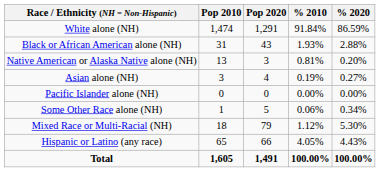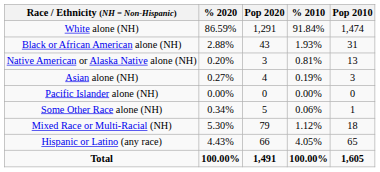columns swapped: (221, 12) <-> (353, 12)
